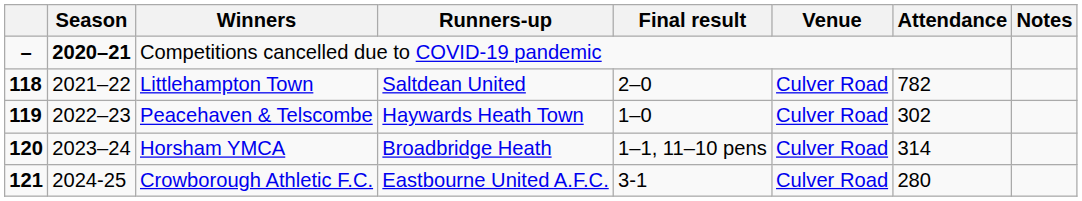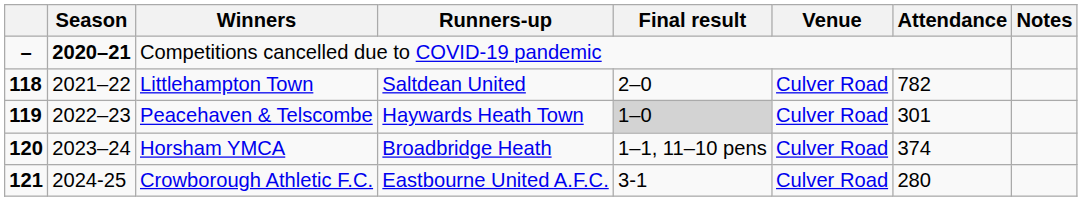(635, 116) no background -> (635, 116) lightgrey background
(914, 116) 302 -> (914, 116) 301
(914, 148) 314 -> (914, 148) 374
